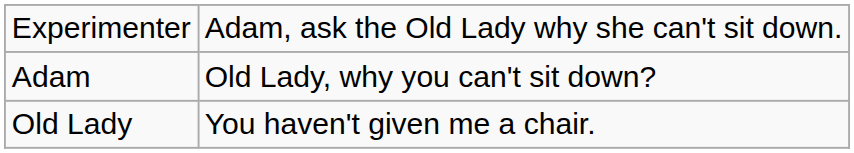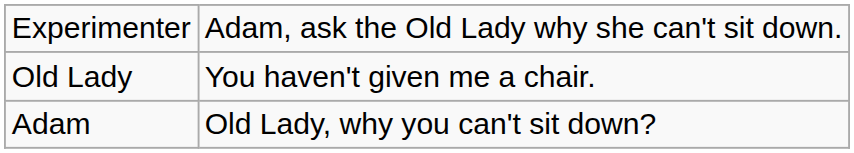rows swapped: (51, 76) <-> (72, 123)
